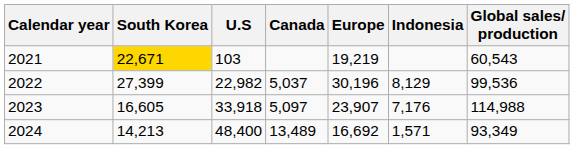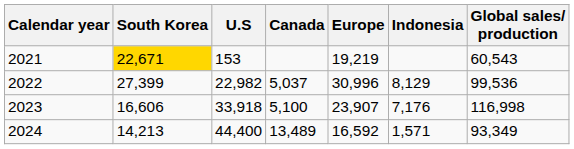(228, 58) 103 -> (228, 58) 153
(355, 82) 30,196 -> (355, 82) 30,996
(140, 107) 16,605 -> (140, 107) 16,606
(288, 107) 5,097 -> (288, 107) 5,100
(498, 107) 114,988 -> (498, 107) 116,998
(239, 131) 48,400 -> (239, 131) 44,400
(355, 131) 16,692 -> (355, 131) 16,592
